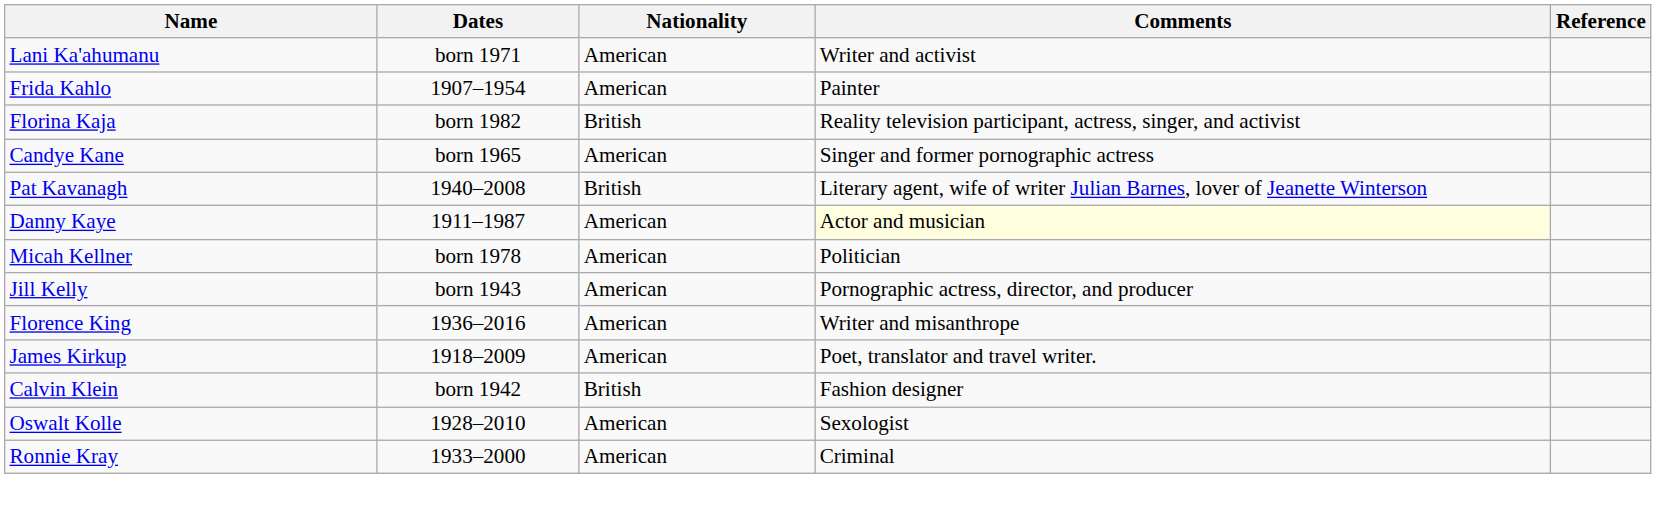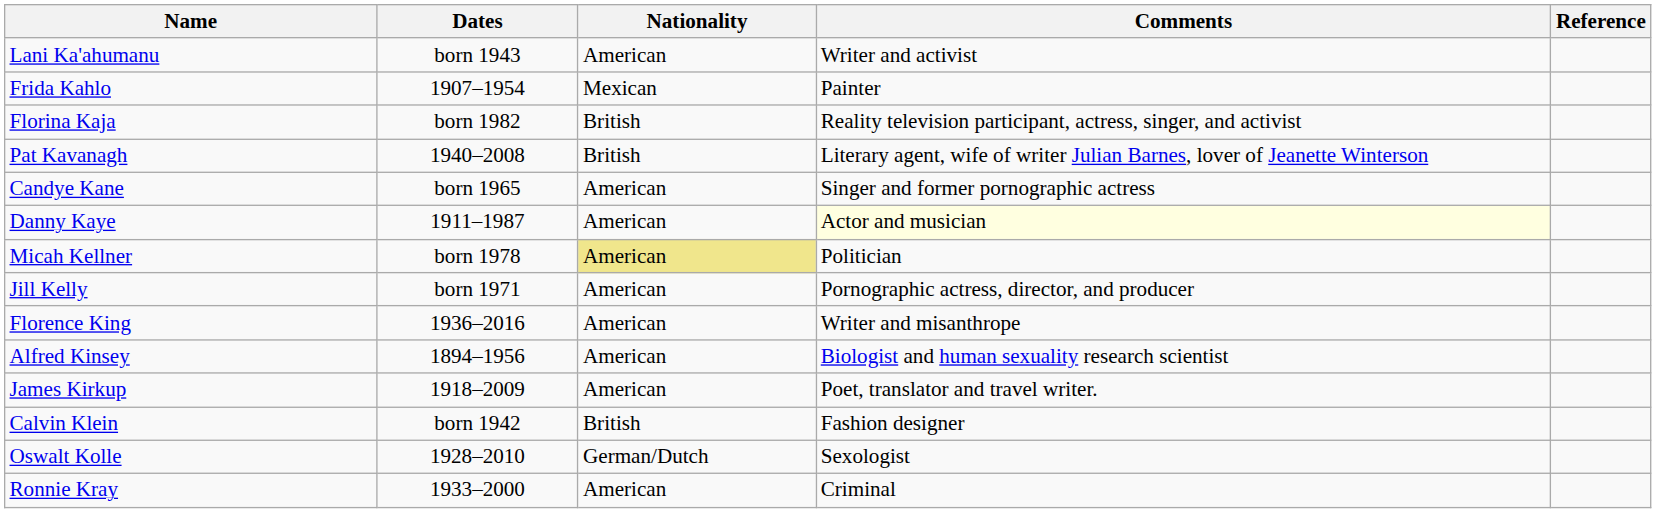(478, 54) born 1971 -> (477, 54) born 1943
(625, 88) American -> (620, 88) Mexican
rows swapped: (67, 155) <-> (68, 188)
(625, 255) no background -> (625, 255) khaki background
(478, 289) born 1943 -> (477, 289) born 1971
+ row: (70, 356)
(625, 423) American -> (646, 456) German/Dutch
